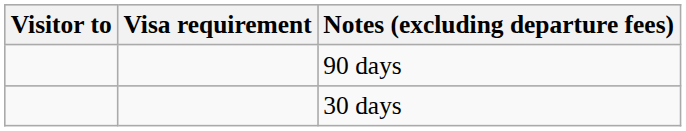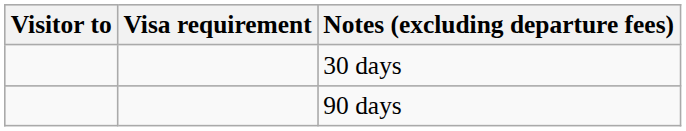rows swapped: (363, 65) <-> (363, 105)
